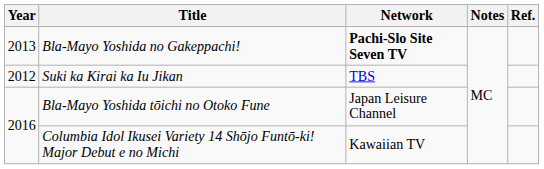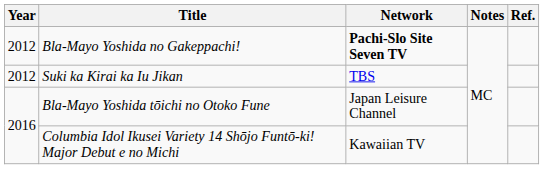(22, 45) 2013 -> (22, 45) 2012
